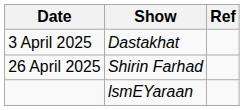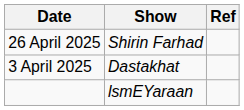rows swapped: (54, 67) <-> (50, 42)
